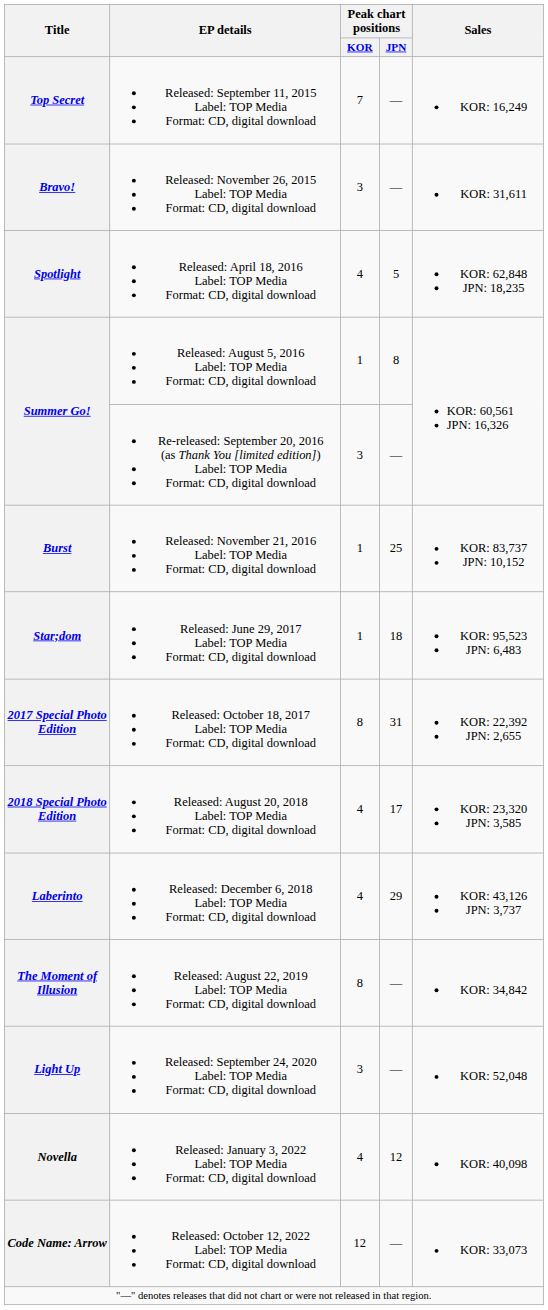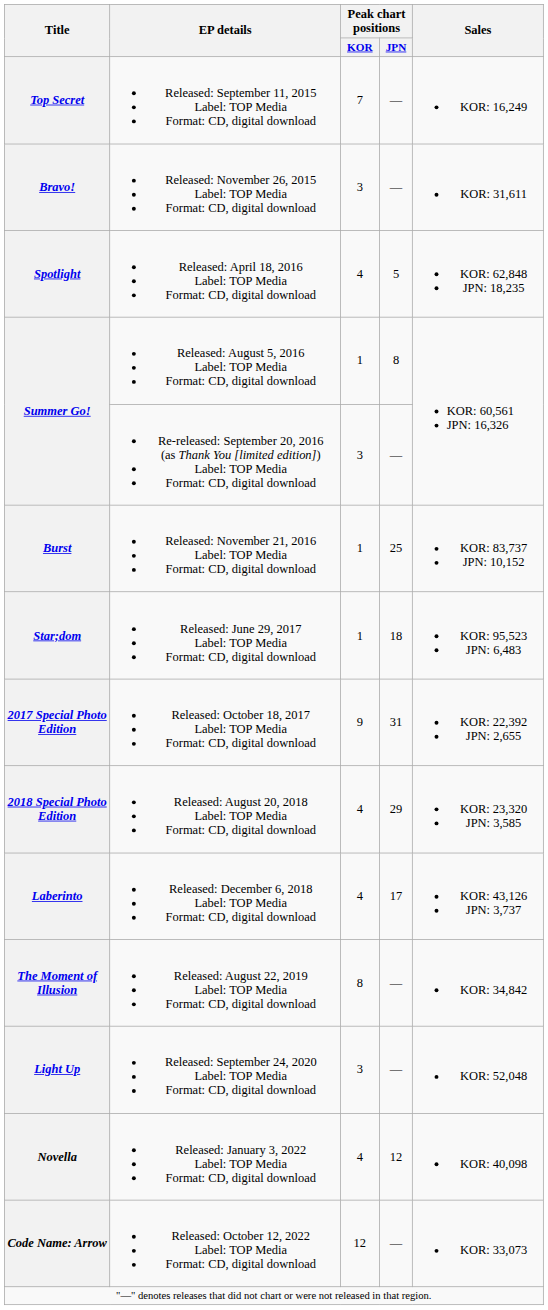(360, 722) 8 -> (360, 722) 9
(396, 809) 17 -> (396, 809) 29
(396, 896) 29 -> (396, 896) 17
